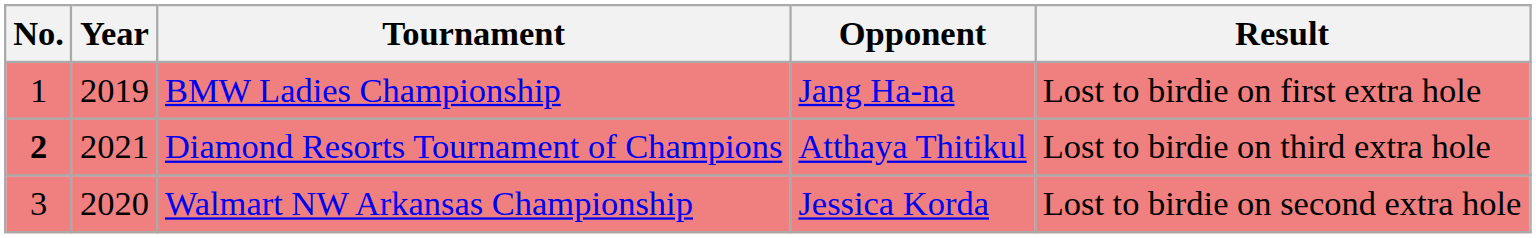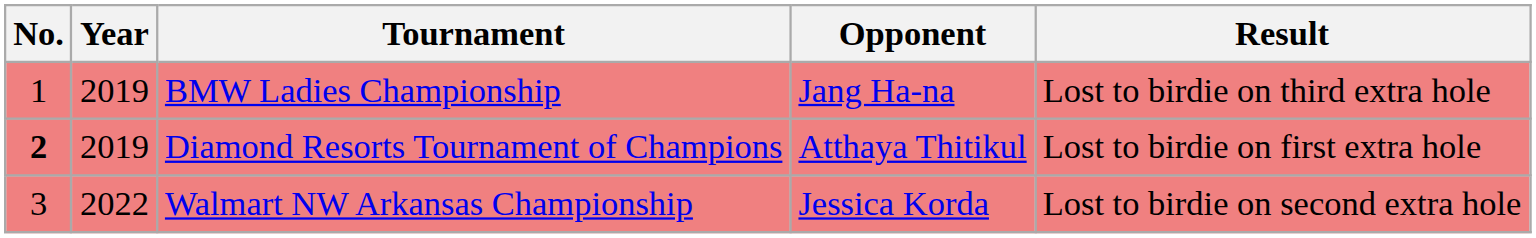(1262, 90) Lost to birdie on first extra hole -> (1267, 90) Lost to birdie on third extra hole
(114, 146) 2021 -> (114, 146) 2019
(1267, 146) Lost to birdie on third extra hole -> (1262, 146) Lost to birdie on first extra hole
(114, 203) 2020 -> (114, 203) 2022
